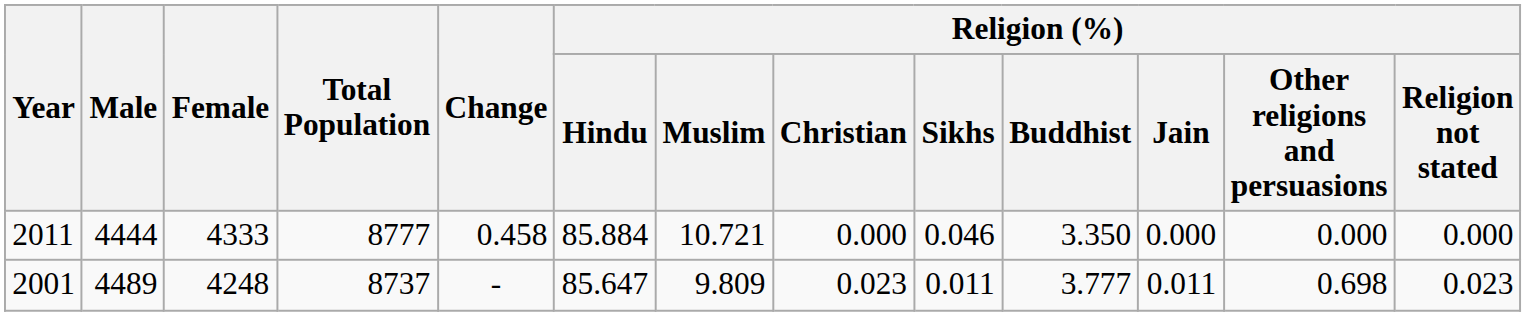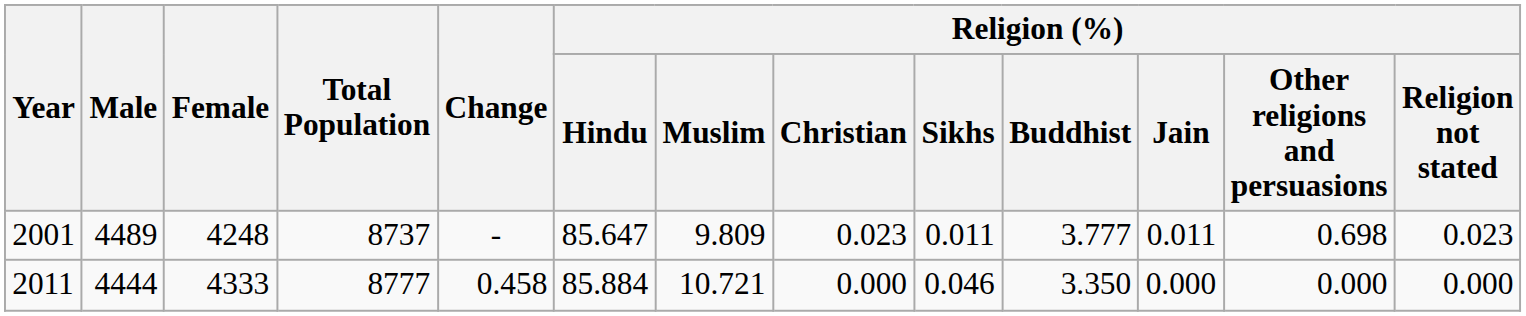rows swapped: (44, 284) <-> (43, 234)
